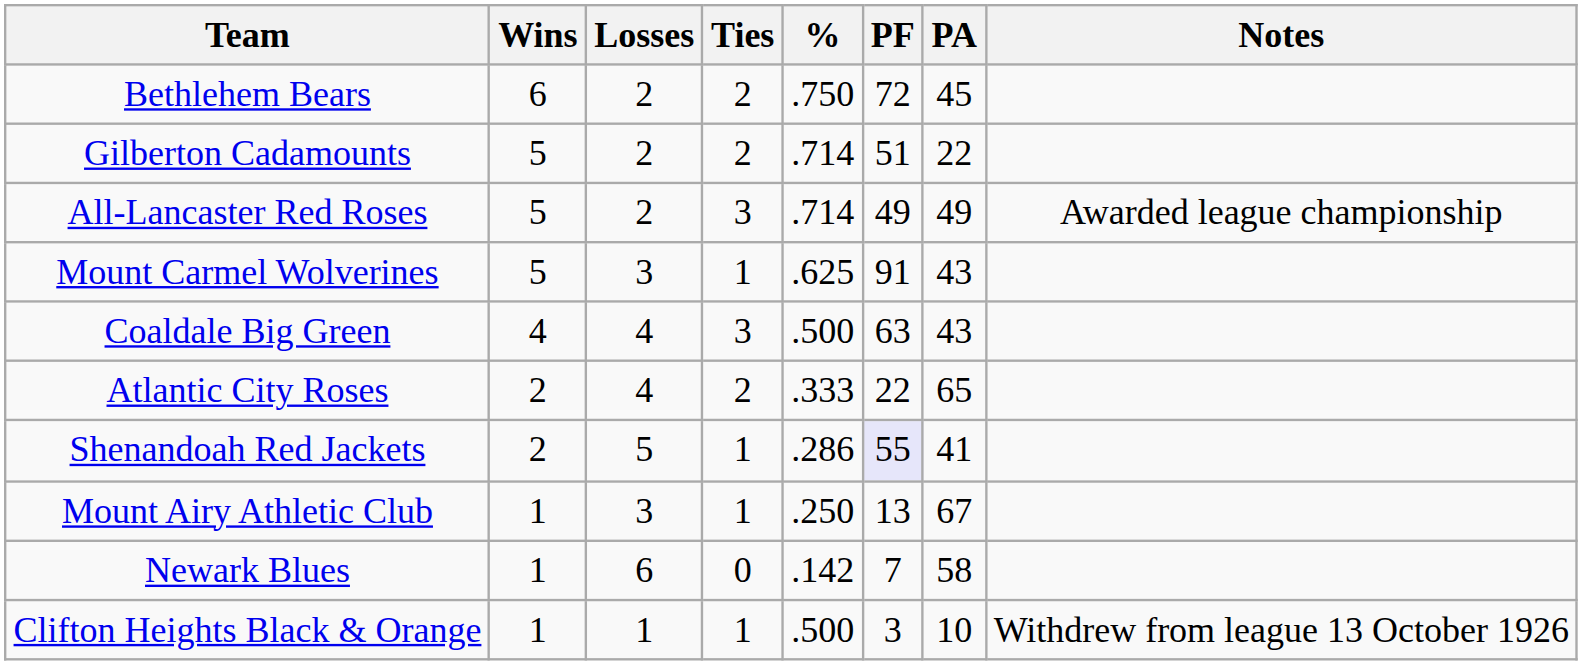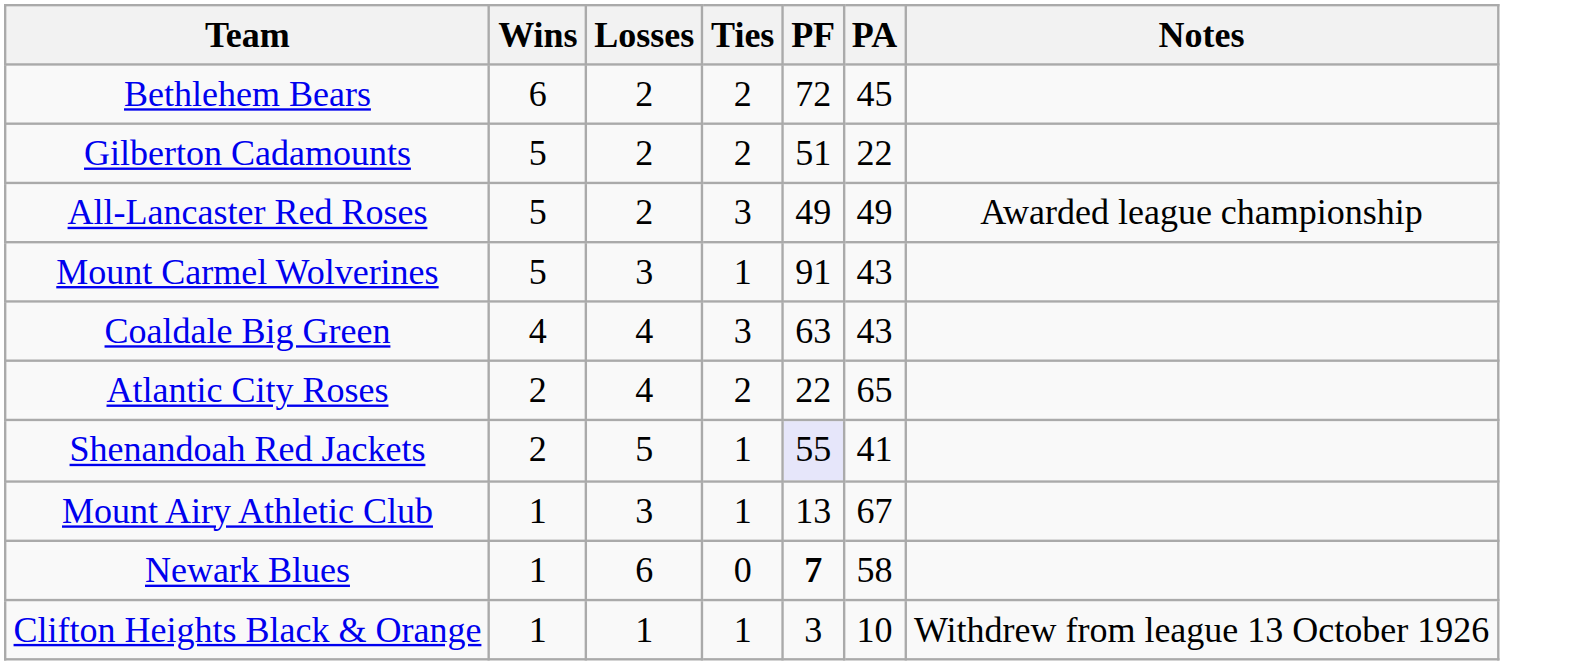- column: (823, 34)
(893, 568) normal -> (813, 568) bold
